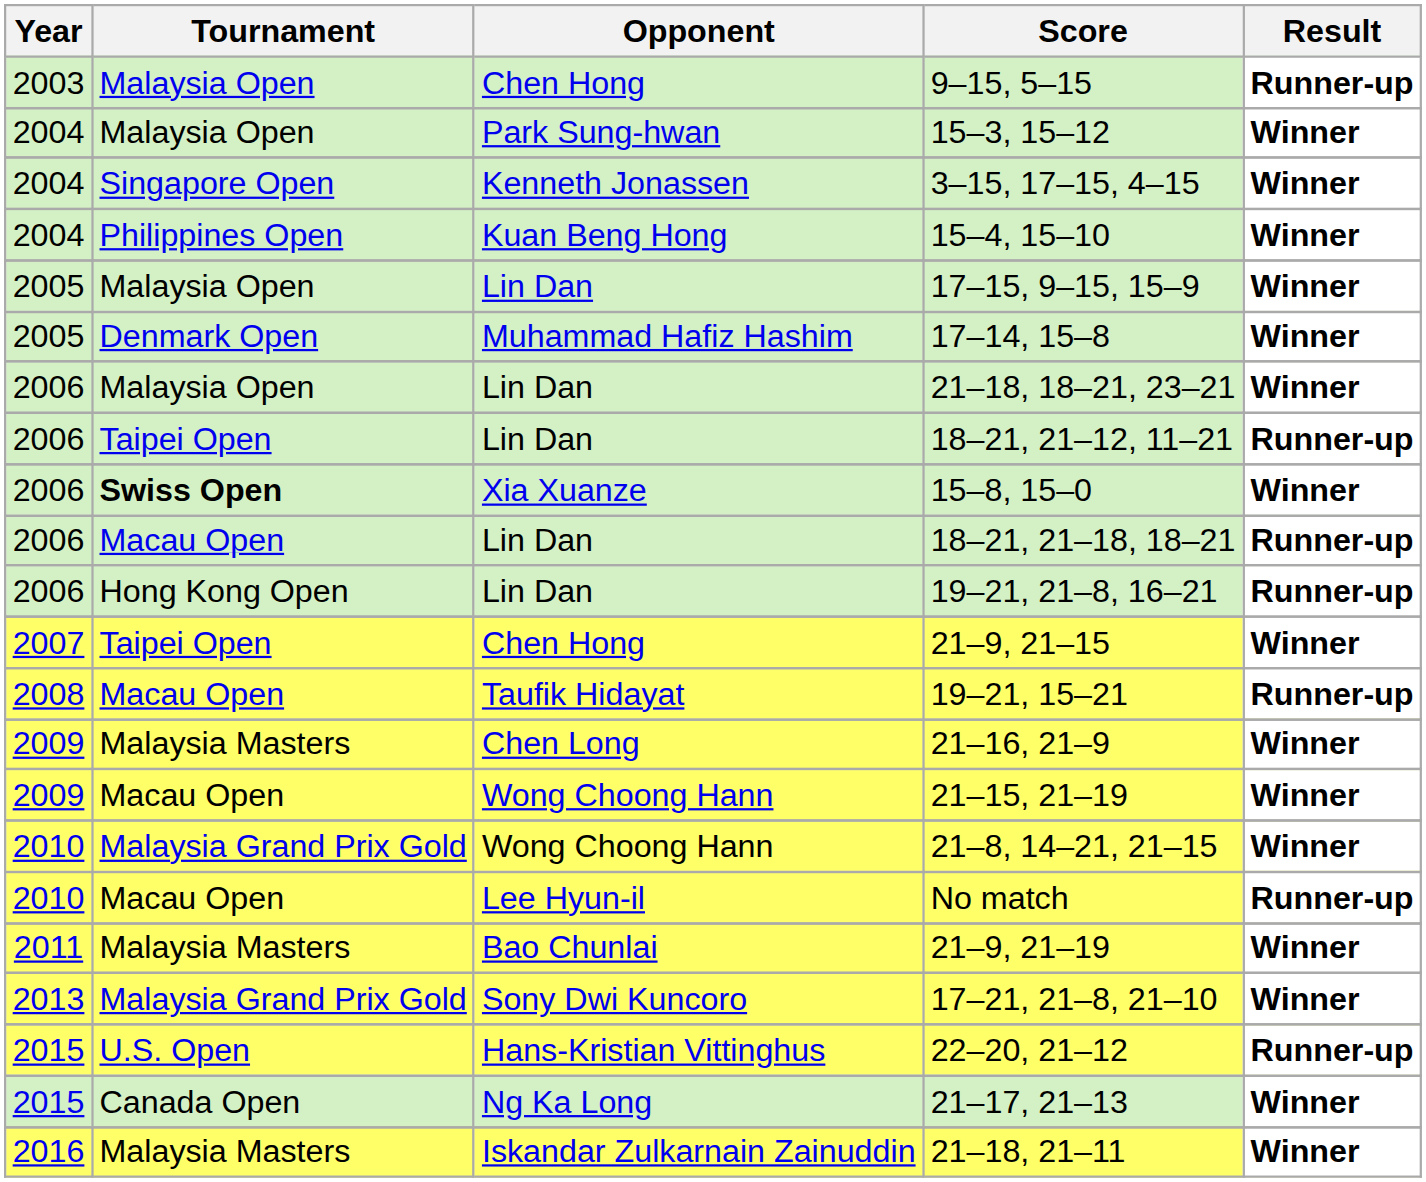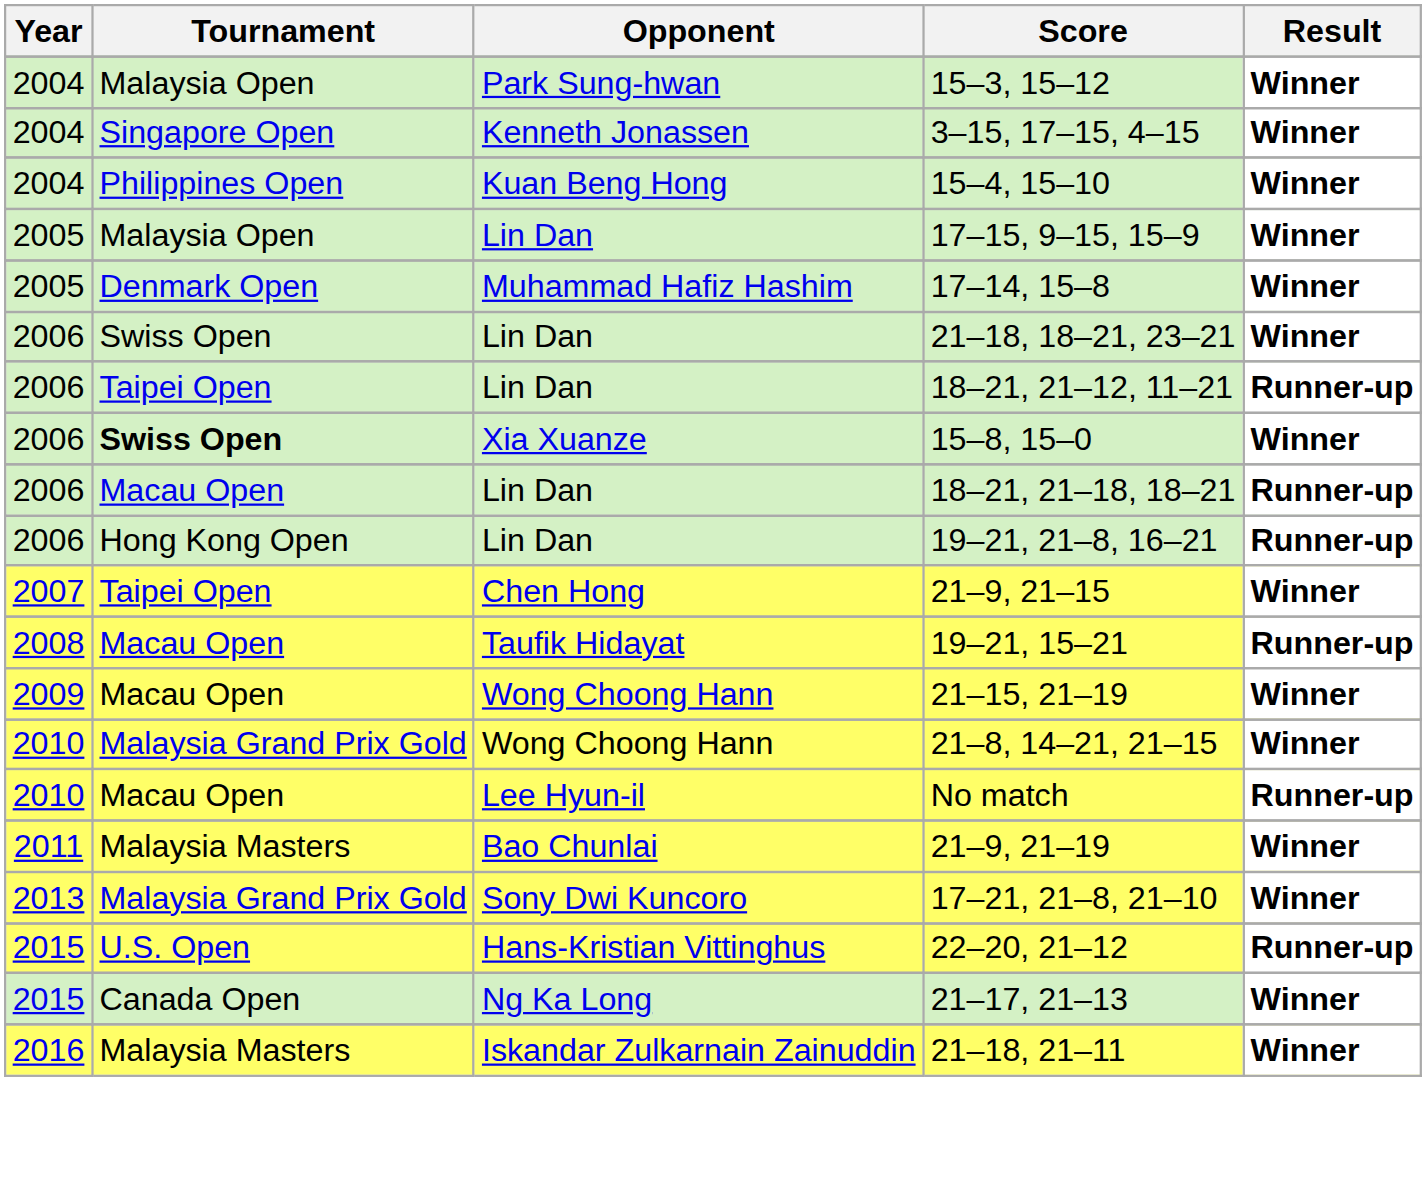- row: (1011, 82)
(207, 388) Malaysia Open -> (186, 337) Swiss Open
- row: (1020, 744)
